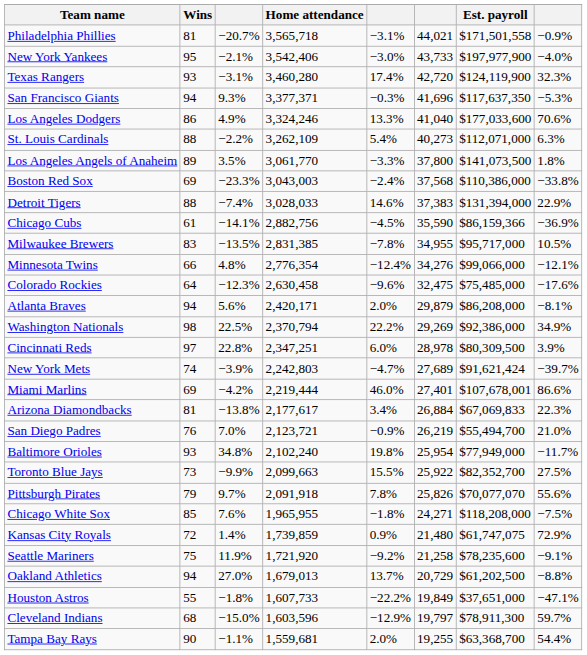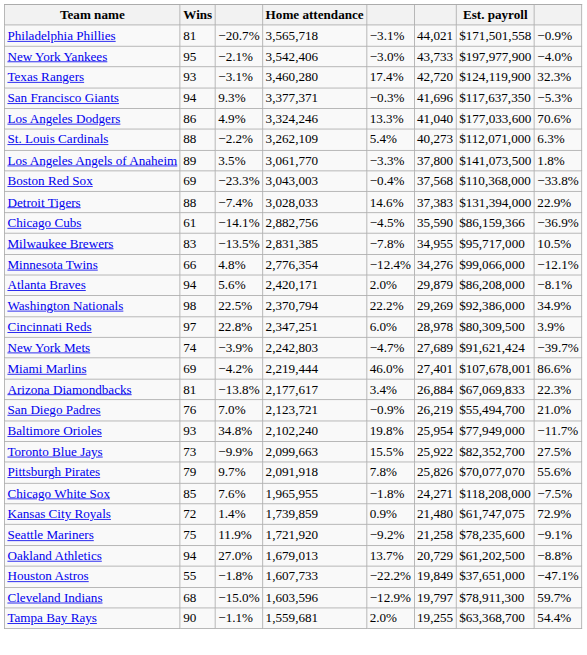(387, 181) −2.4% -> (387, 181) −0.4%
(495, 181) $110,386,000 -> (495, 181) $110,368,000
- row: (55, 285)
